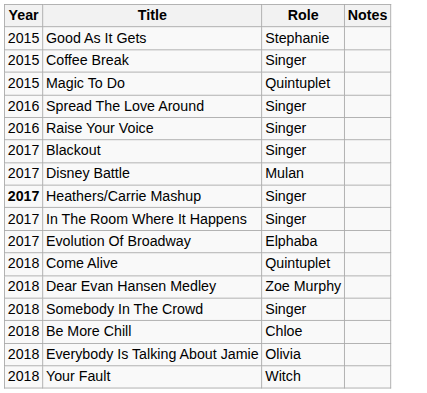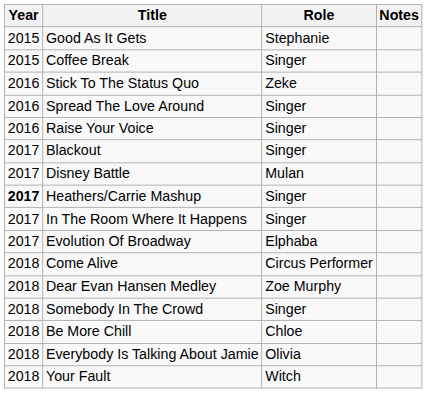- row: (85, 83)
+ row: (122, 83)
(298, 264) Quintuplet -> (319, 264) Circus Performer
